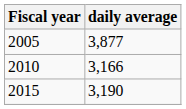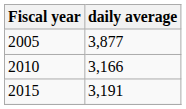(106, 91) 3,190 -> (106, 91) 3,191
